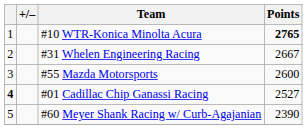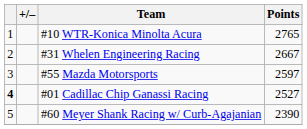(287, 34) bold -> (287, 34) normal
(287, 74) 2600 -> (287, 74) 2597
